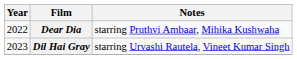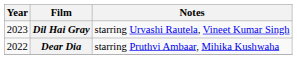rows swapped: (61, 29) <-> (61, 46)
